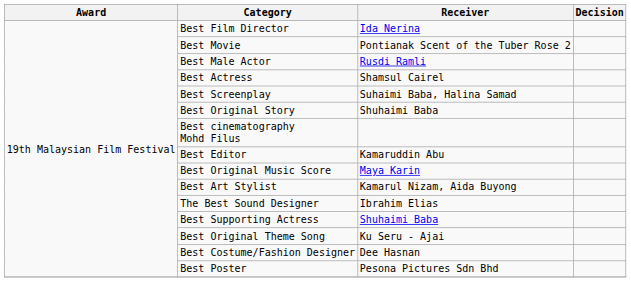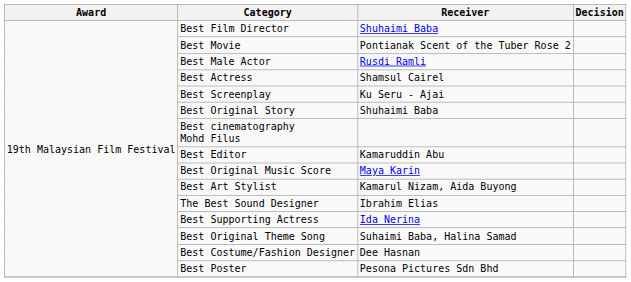(390, 29) Ida Nerina -> (399, 29) Shuhaimi Baba
(438, 94) Suhaimi Baba, Halina Samad -> (402, 94) Ku Seru - Ajai
(399, 220) Shuhaimi Baba -> (390, 220) Ida Nerina
(402, 236) Ku Seru - Ajai -> (438, 236) Suhaimi Baba, Halina Samad
